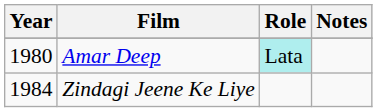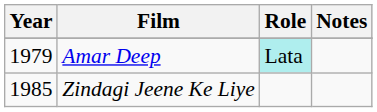(31, 55) 1980 -> (31, 55) 1979
(31, 89) 1984 -> (31, 89) 1985
